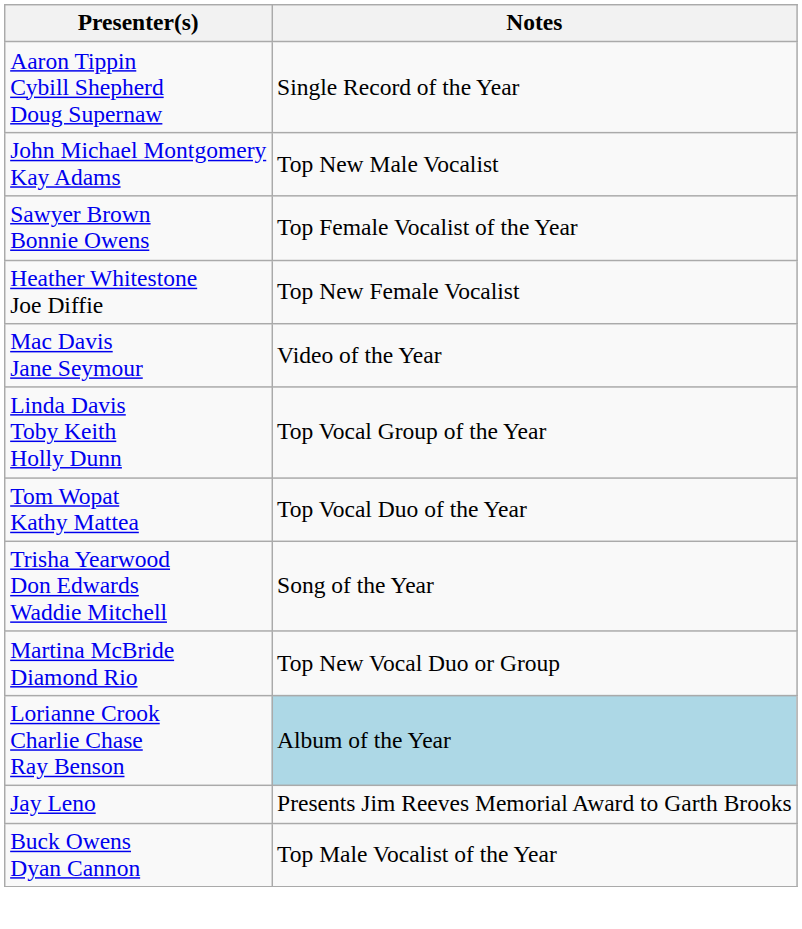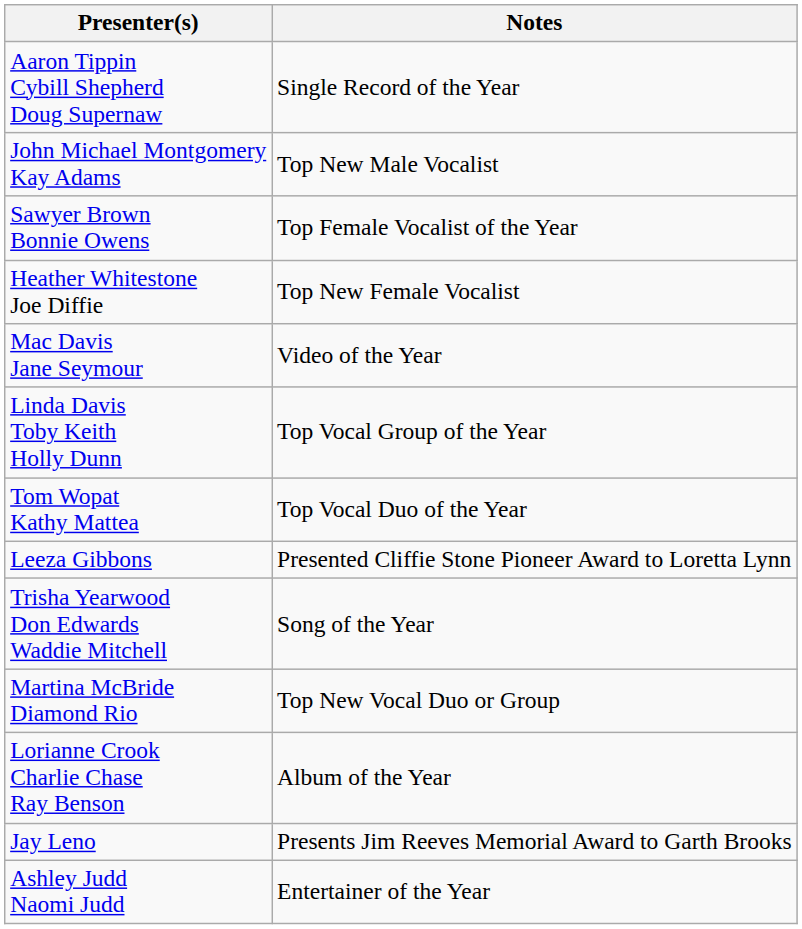+ row: (81, 559)
(364, 740) lightblue background -> (364, 777) no background
- row: (75, 854)
+ row: (69, 891)
